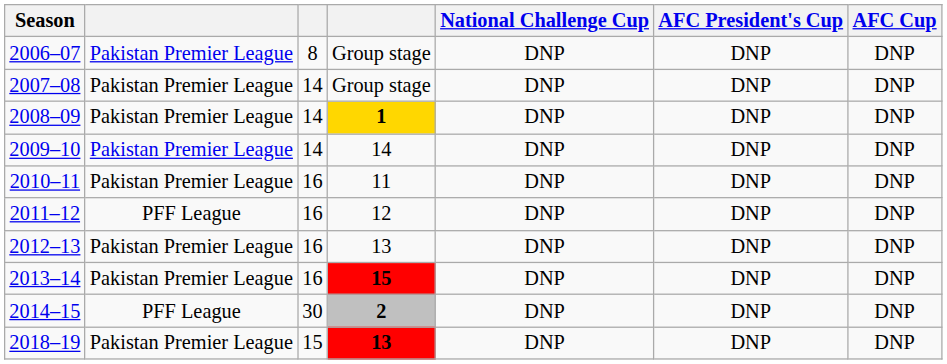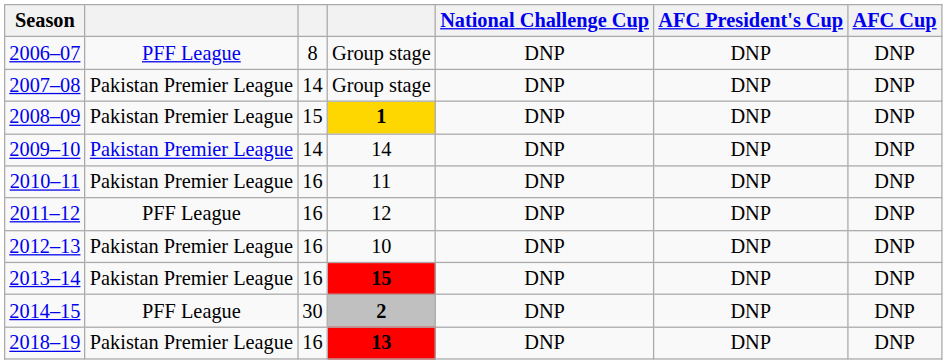(191, 52) Pakistan Premier League -> (191, 52) PFF League
(312, 117) 14 -> (312, 117) 15
(381, 246) 13 -> (381, 246) 10
(312, 342) 15 -> (312, 342) 16
